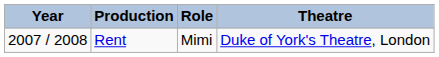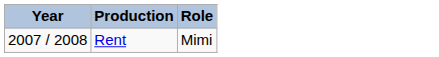- column: (325, 16)
